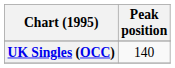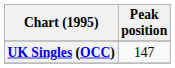(144, 52) 140 -> (144, 52) 147
